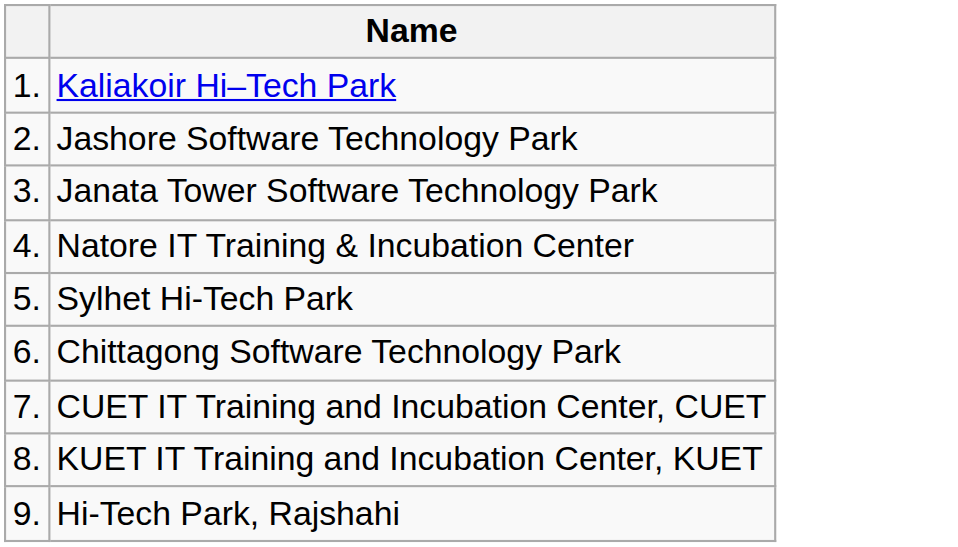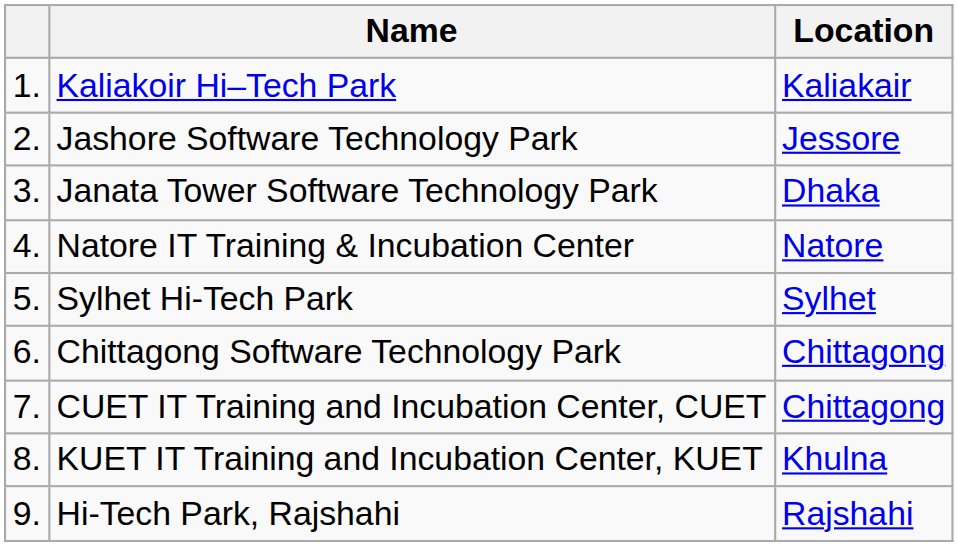+ column: (864, 31)
